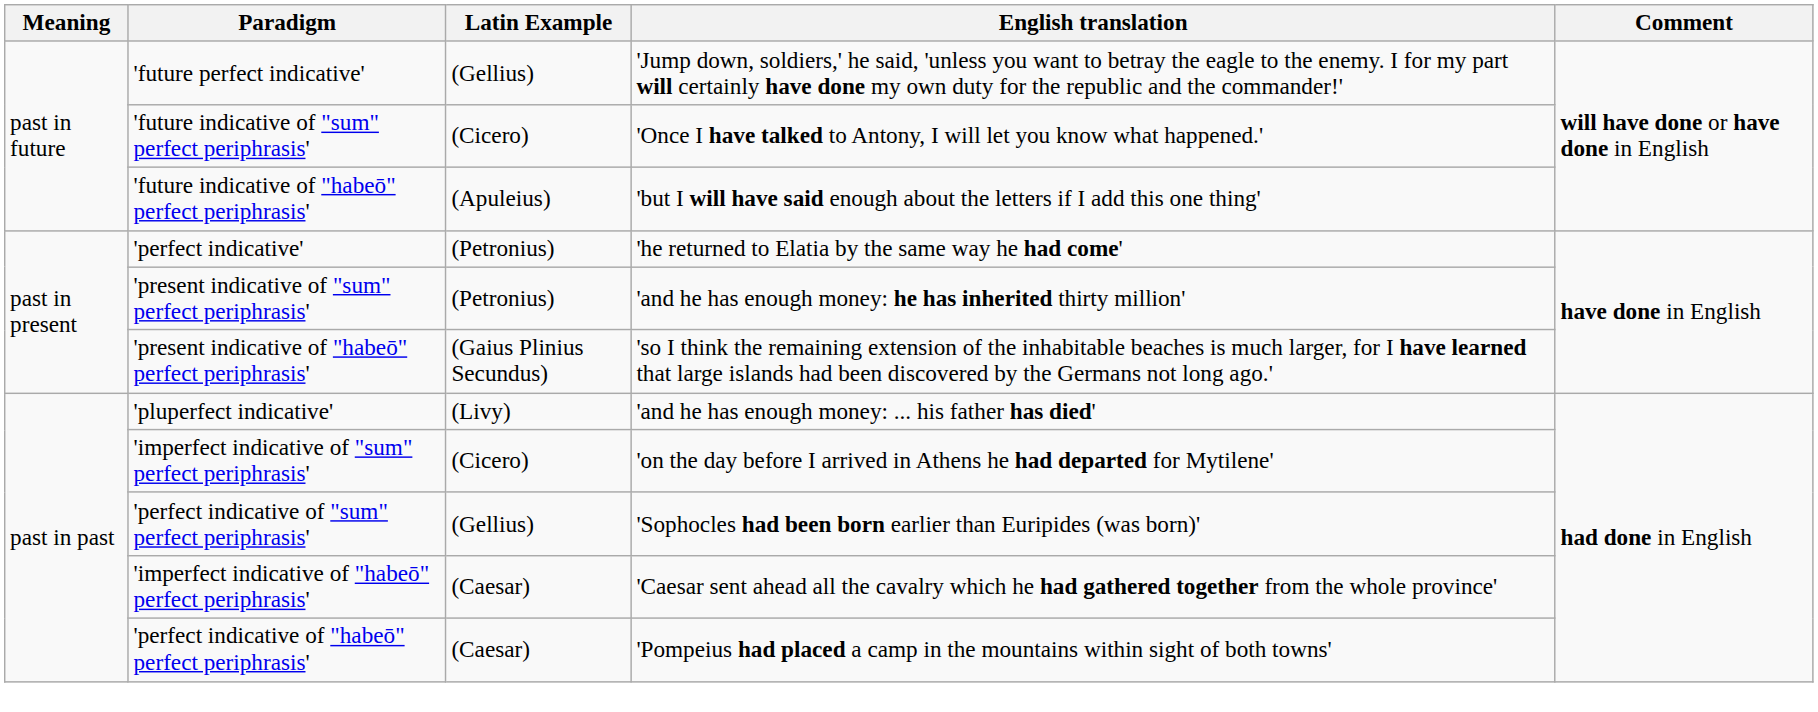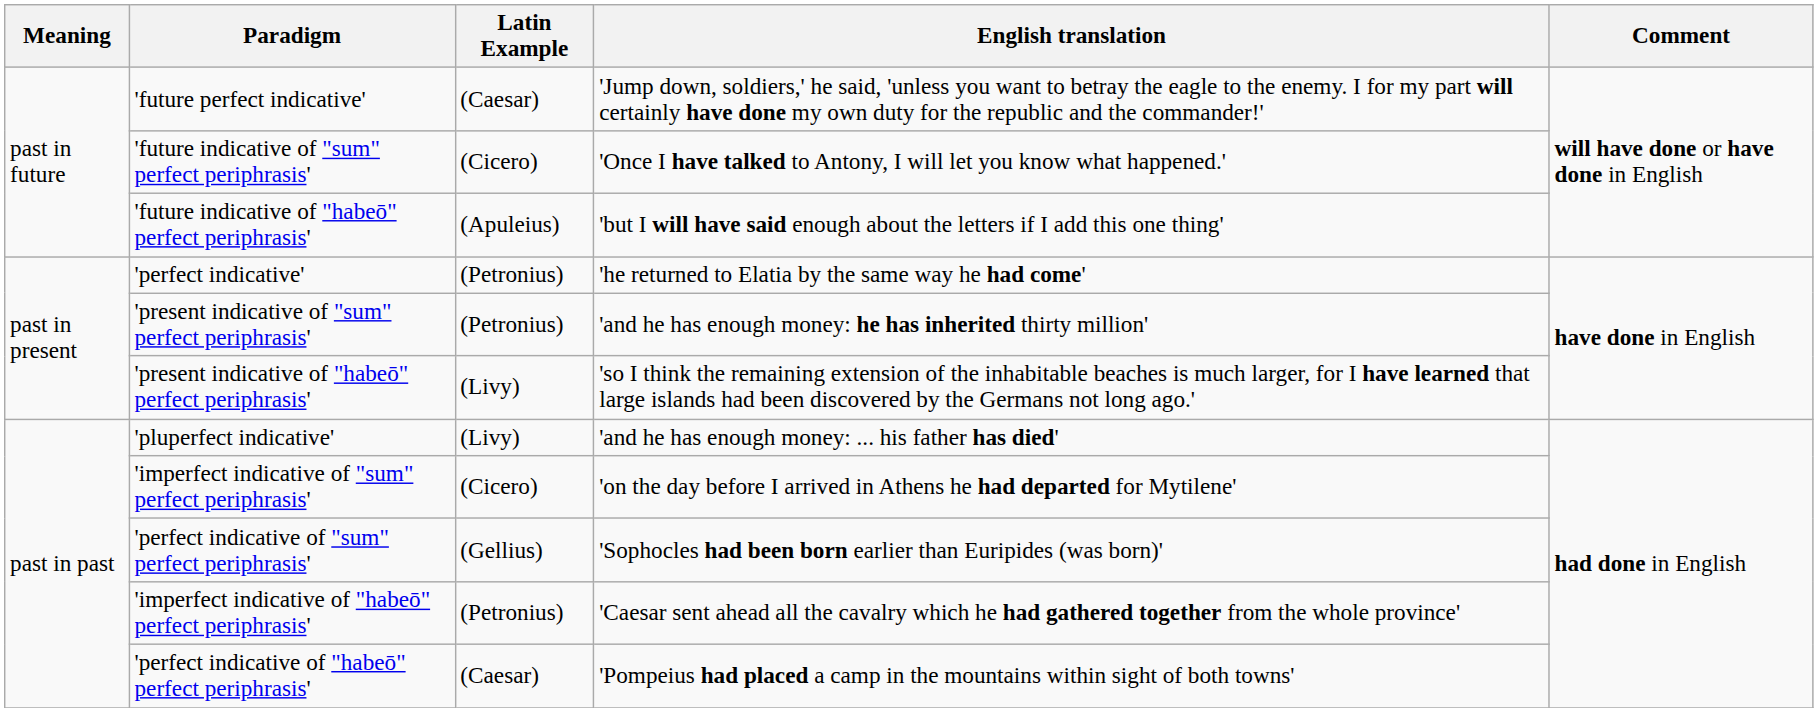(493, 72) (Gellius) -> (500, 98) (Caesar)
(517, 361) (Gaius Plinius Secundus) -> (490, 387) (Livy)
(491, 586) (Caesar) -> (512, 612) (Petronius)
